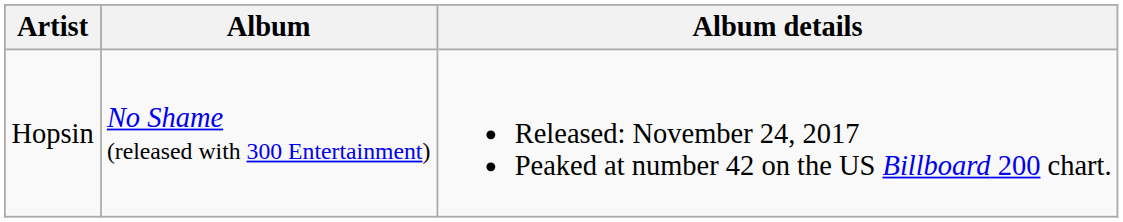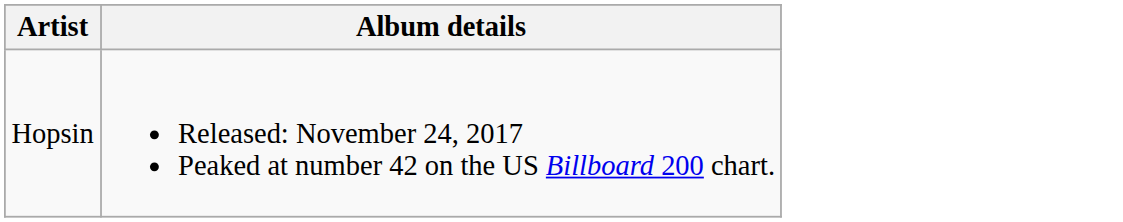- column: (269, 27)
